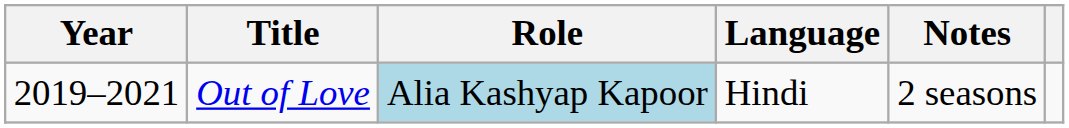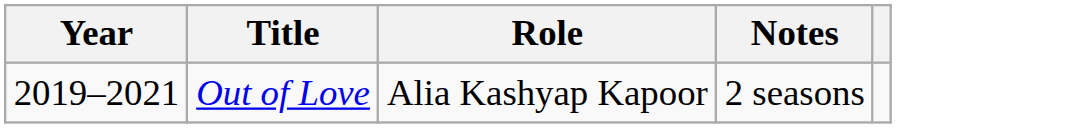- column: (802, 33)
(547, 92) lightblue background -> (547, 92) no background
